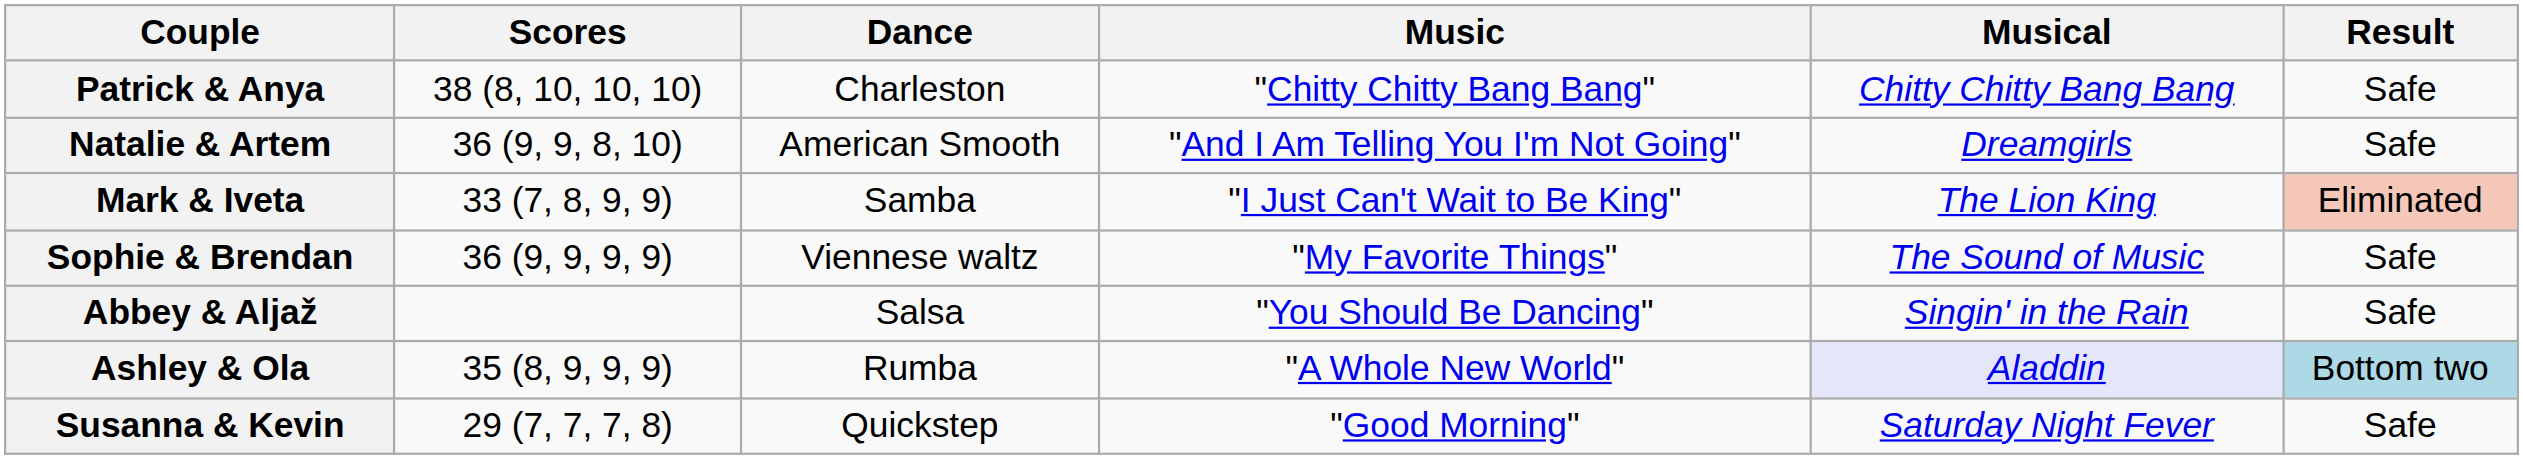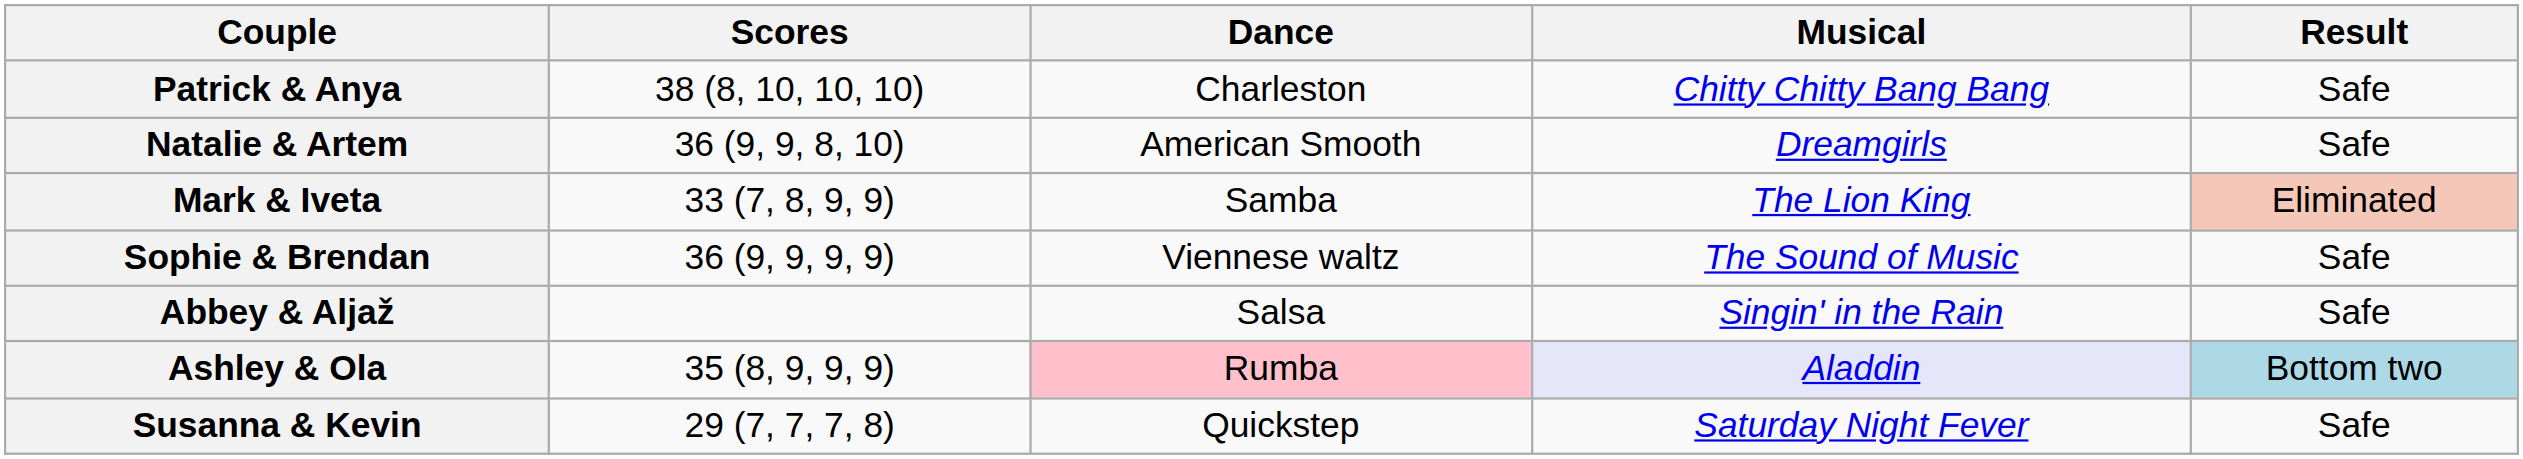- column: (1455, 32)
(920, 369) no background -> (1281, 369) pink background
